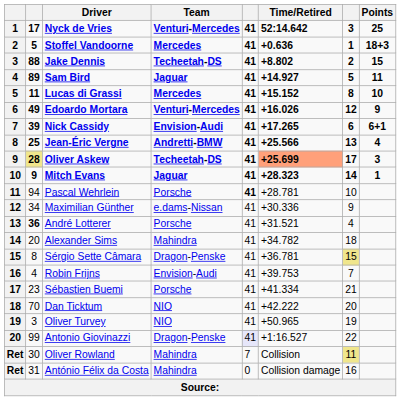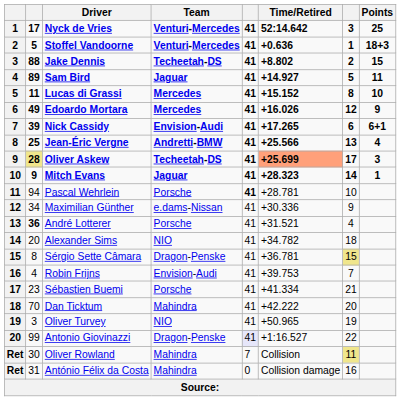(177, 45) Mercedes -> (197, 45) Venturi-Mercedes
(197, 110) Venturi-Mercedes -> (177, 110) Mercedes
(175, 240) Mahindra -> (163, 240) NIO
(163, 305) NIO -> (175, 305) Mahindra
